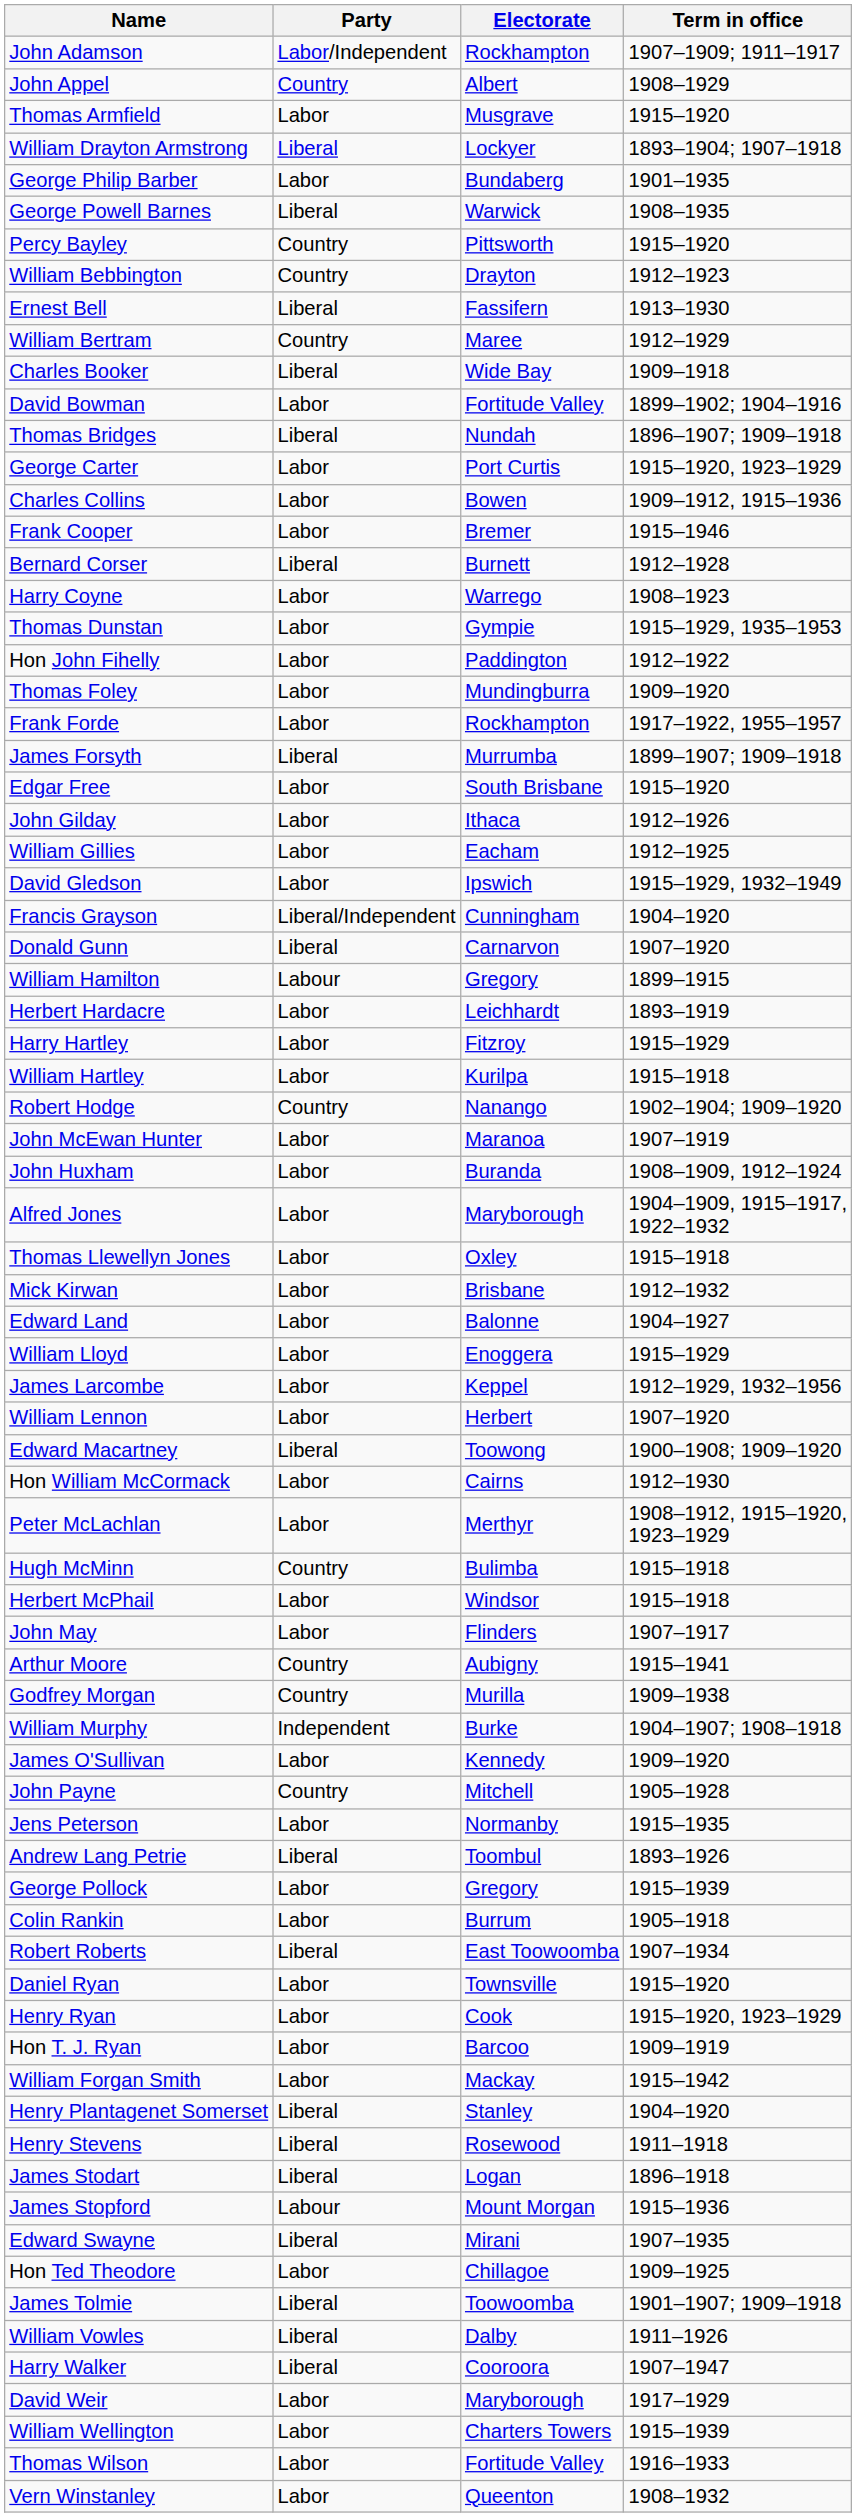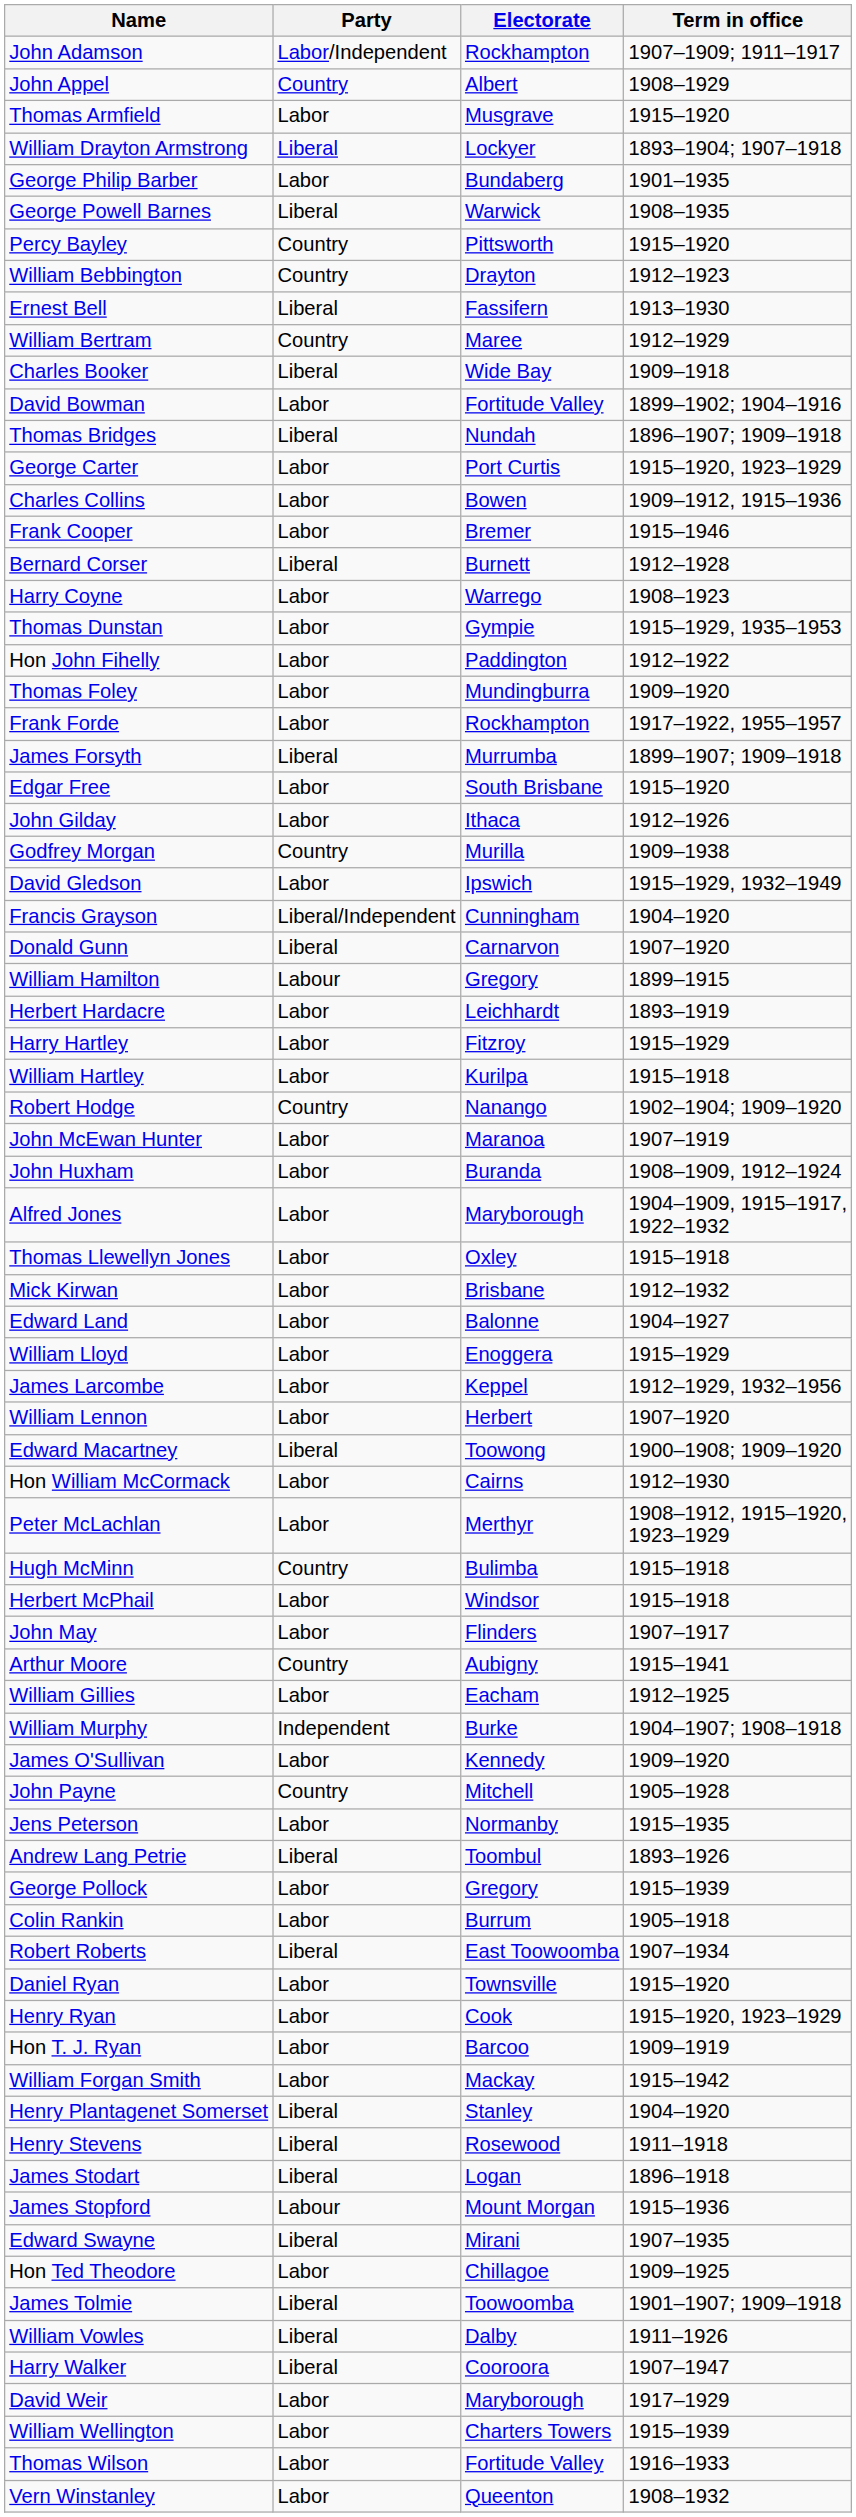rows swapped: (72, 851) <-> (82, 1696)
